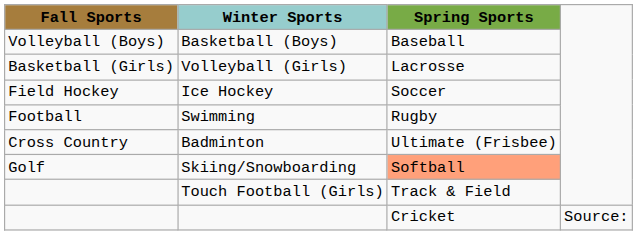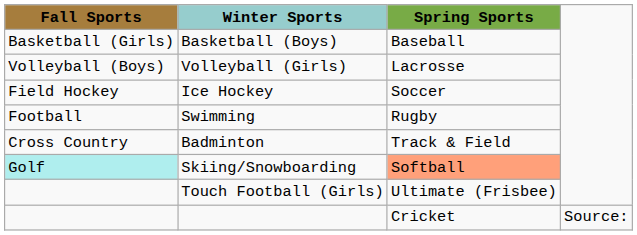(86, 42) Volleyball (Boys) -> (91, 42) Basketball (Girls)
(91, 67) Basketball (Girls) -> (86, 67) Volleyball (Boys)
(474, 142) Ultimate (Frisbee) -> (451, 142) Track & Field
(27, 167) no background -> (27, 167) paleturquoise background
(451, 192) Track & Field -> (474, 192) Ultimate (Frisbee)
